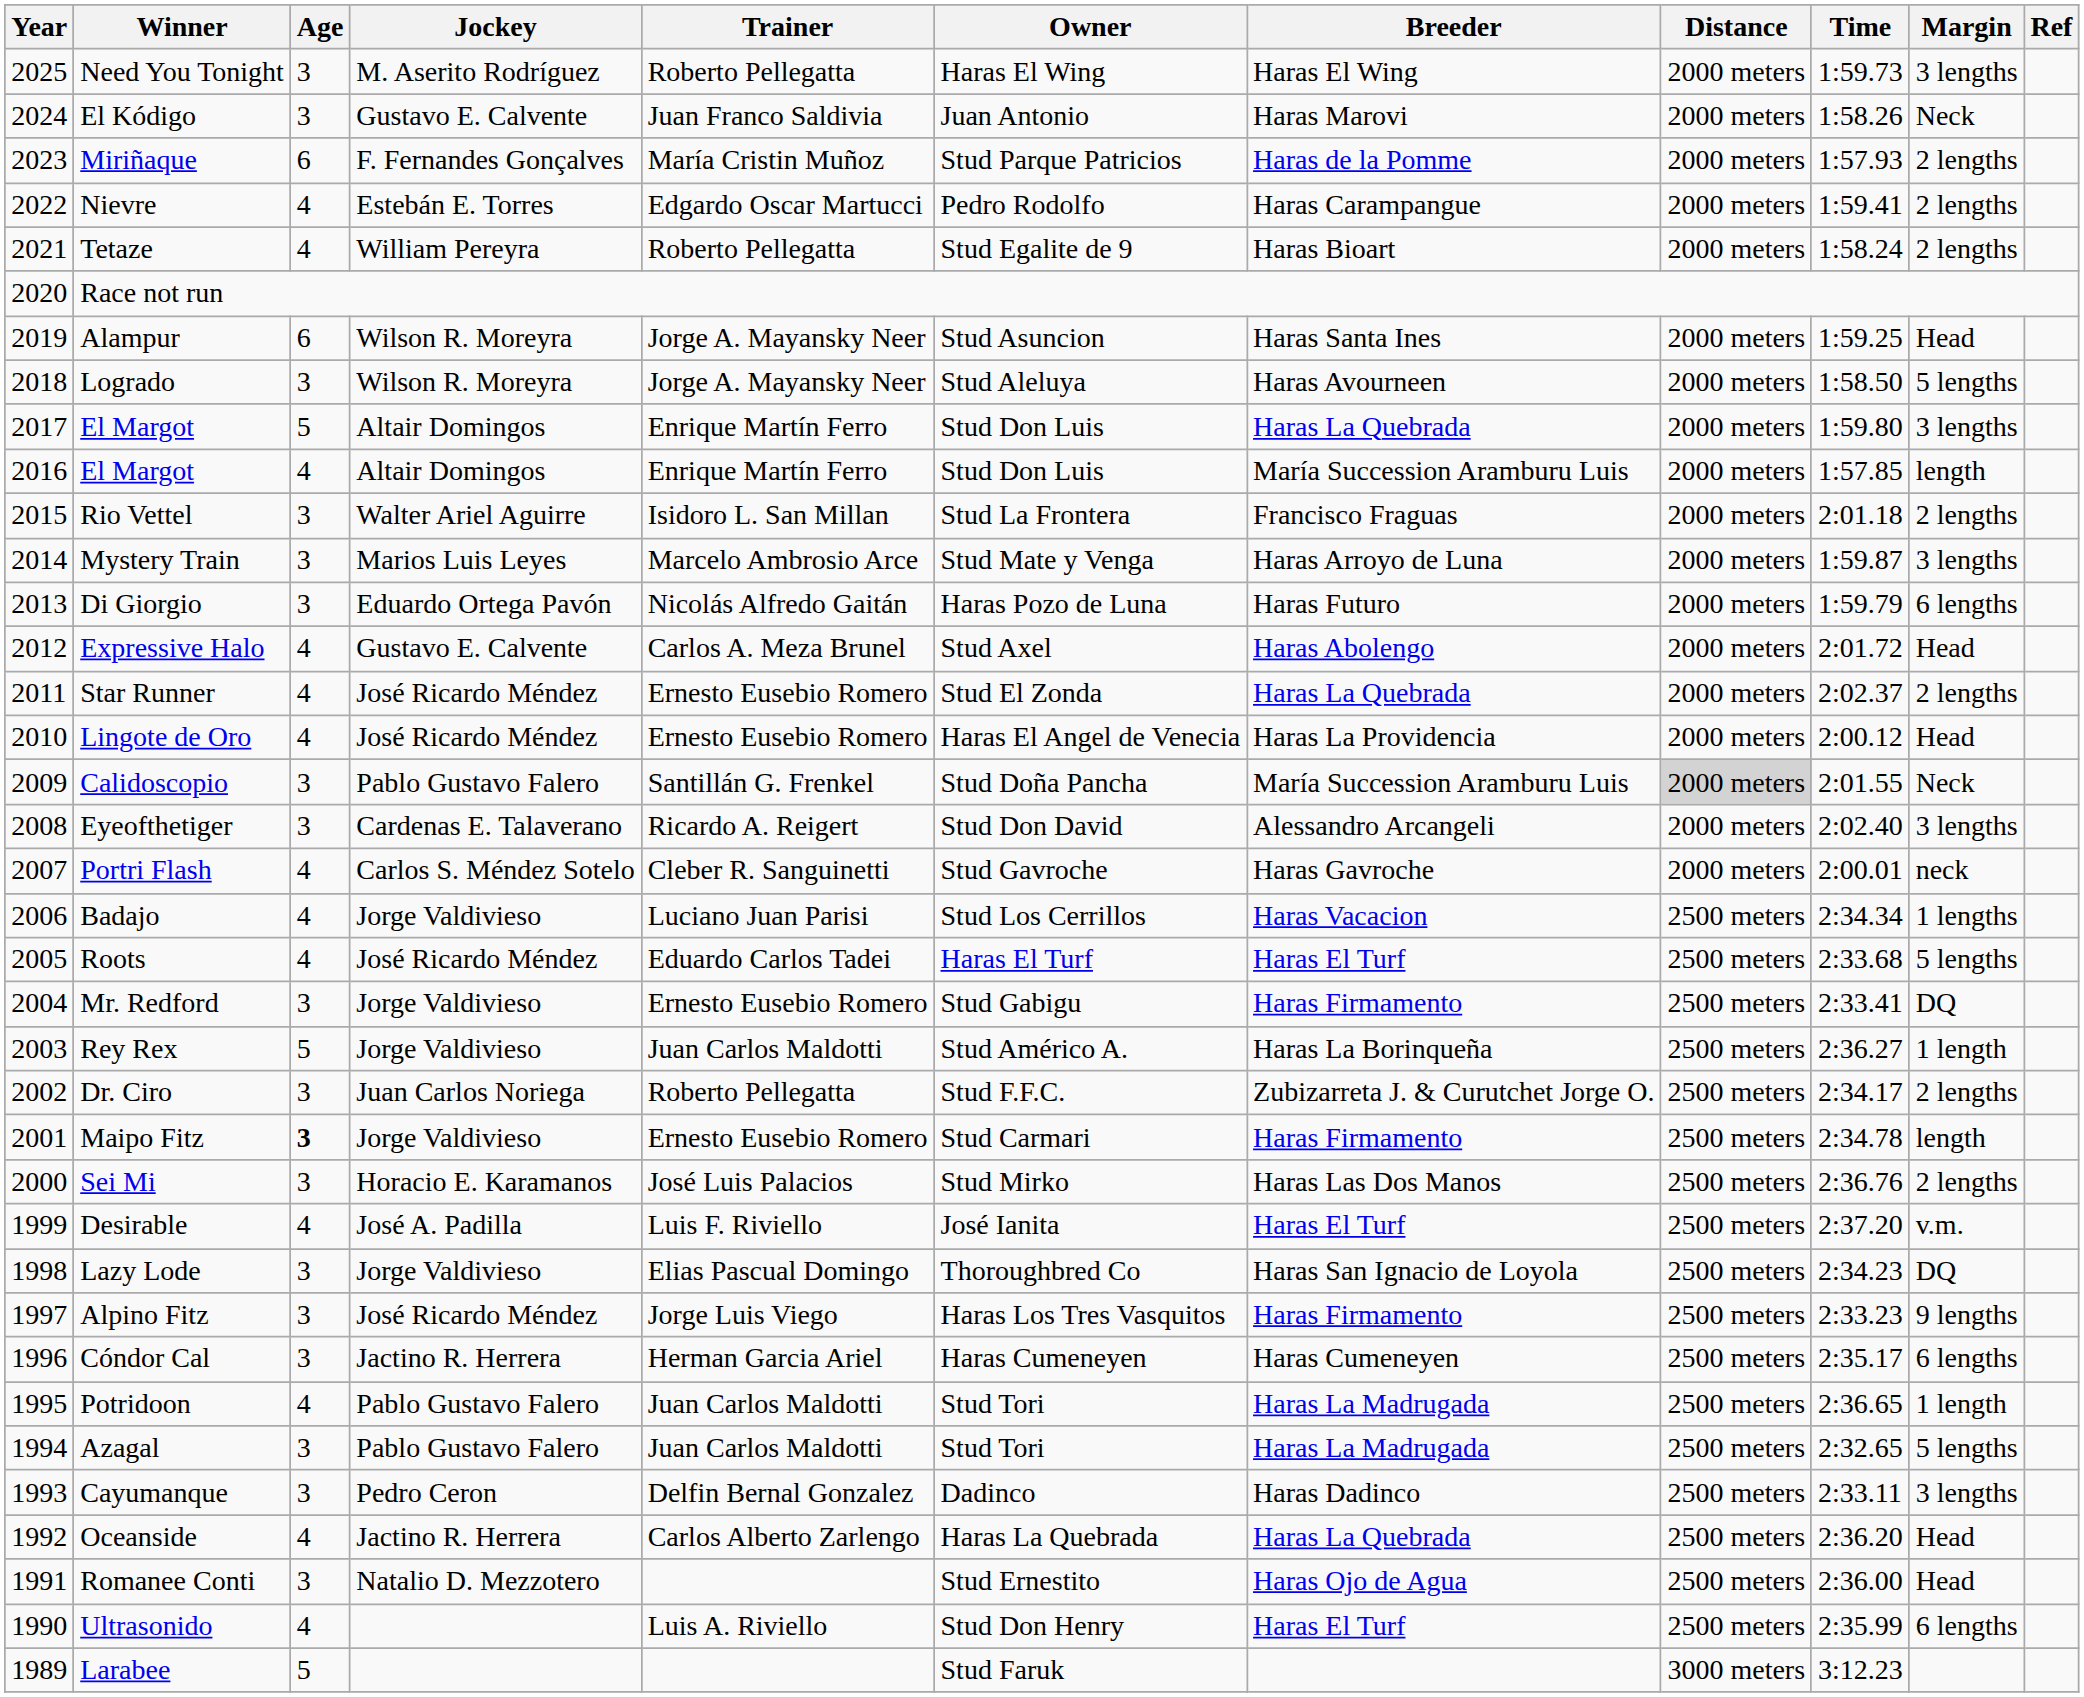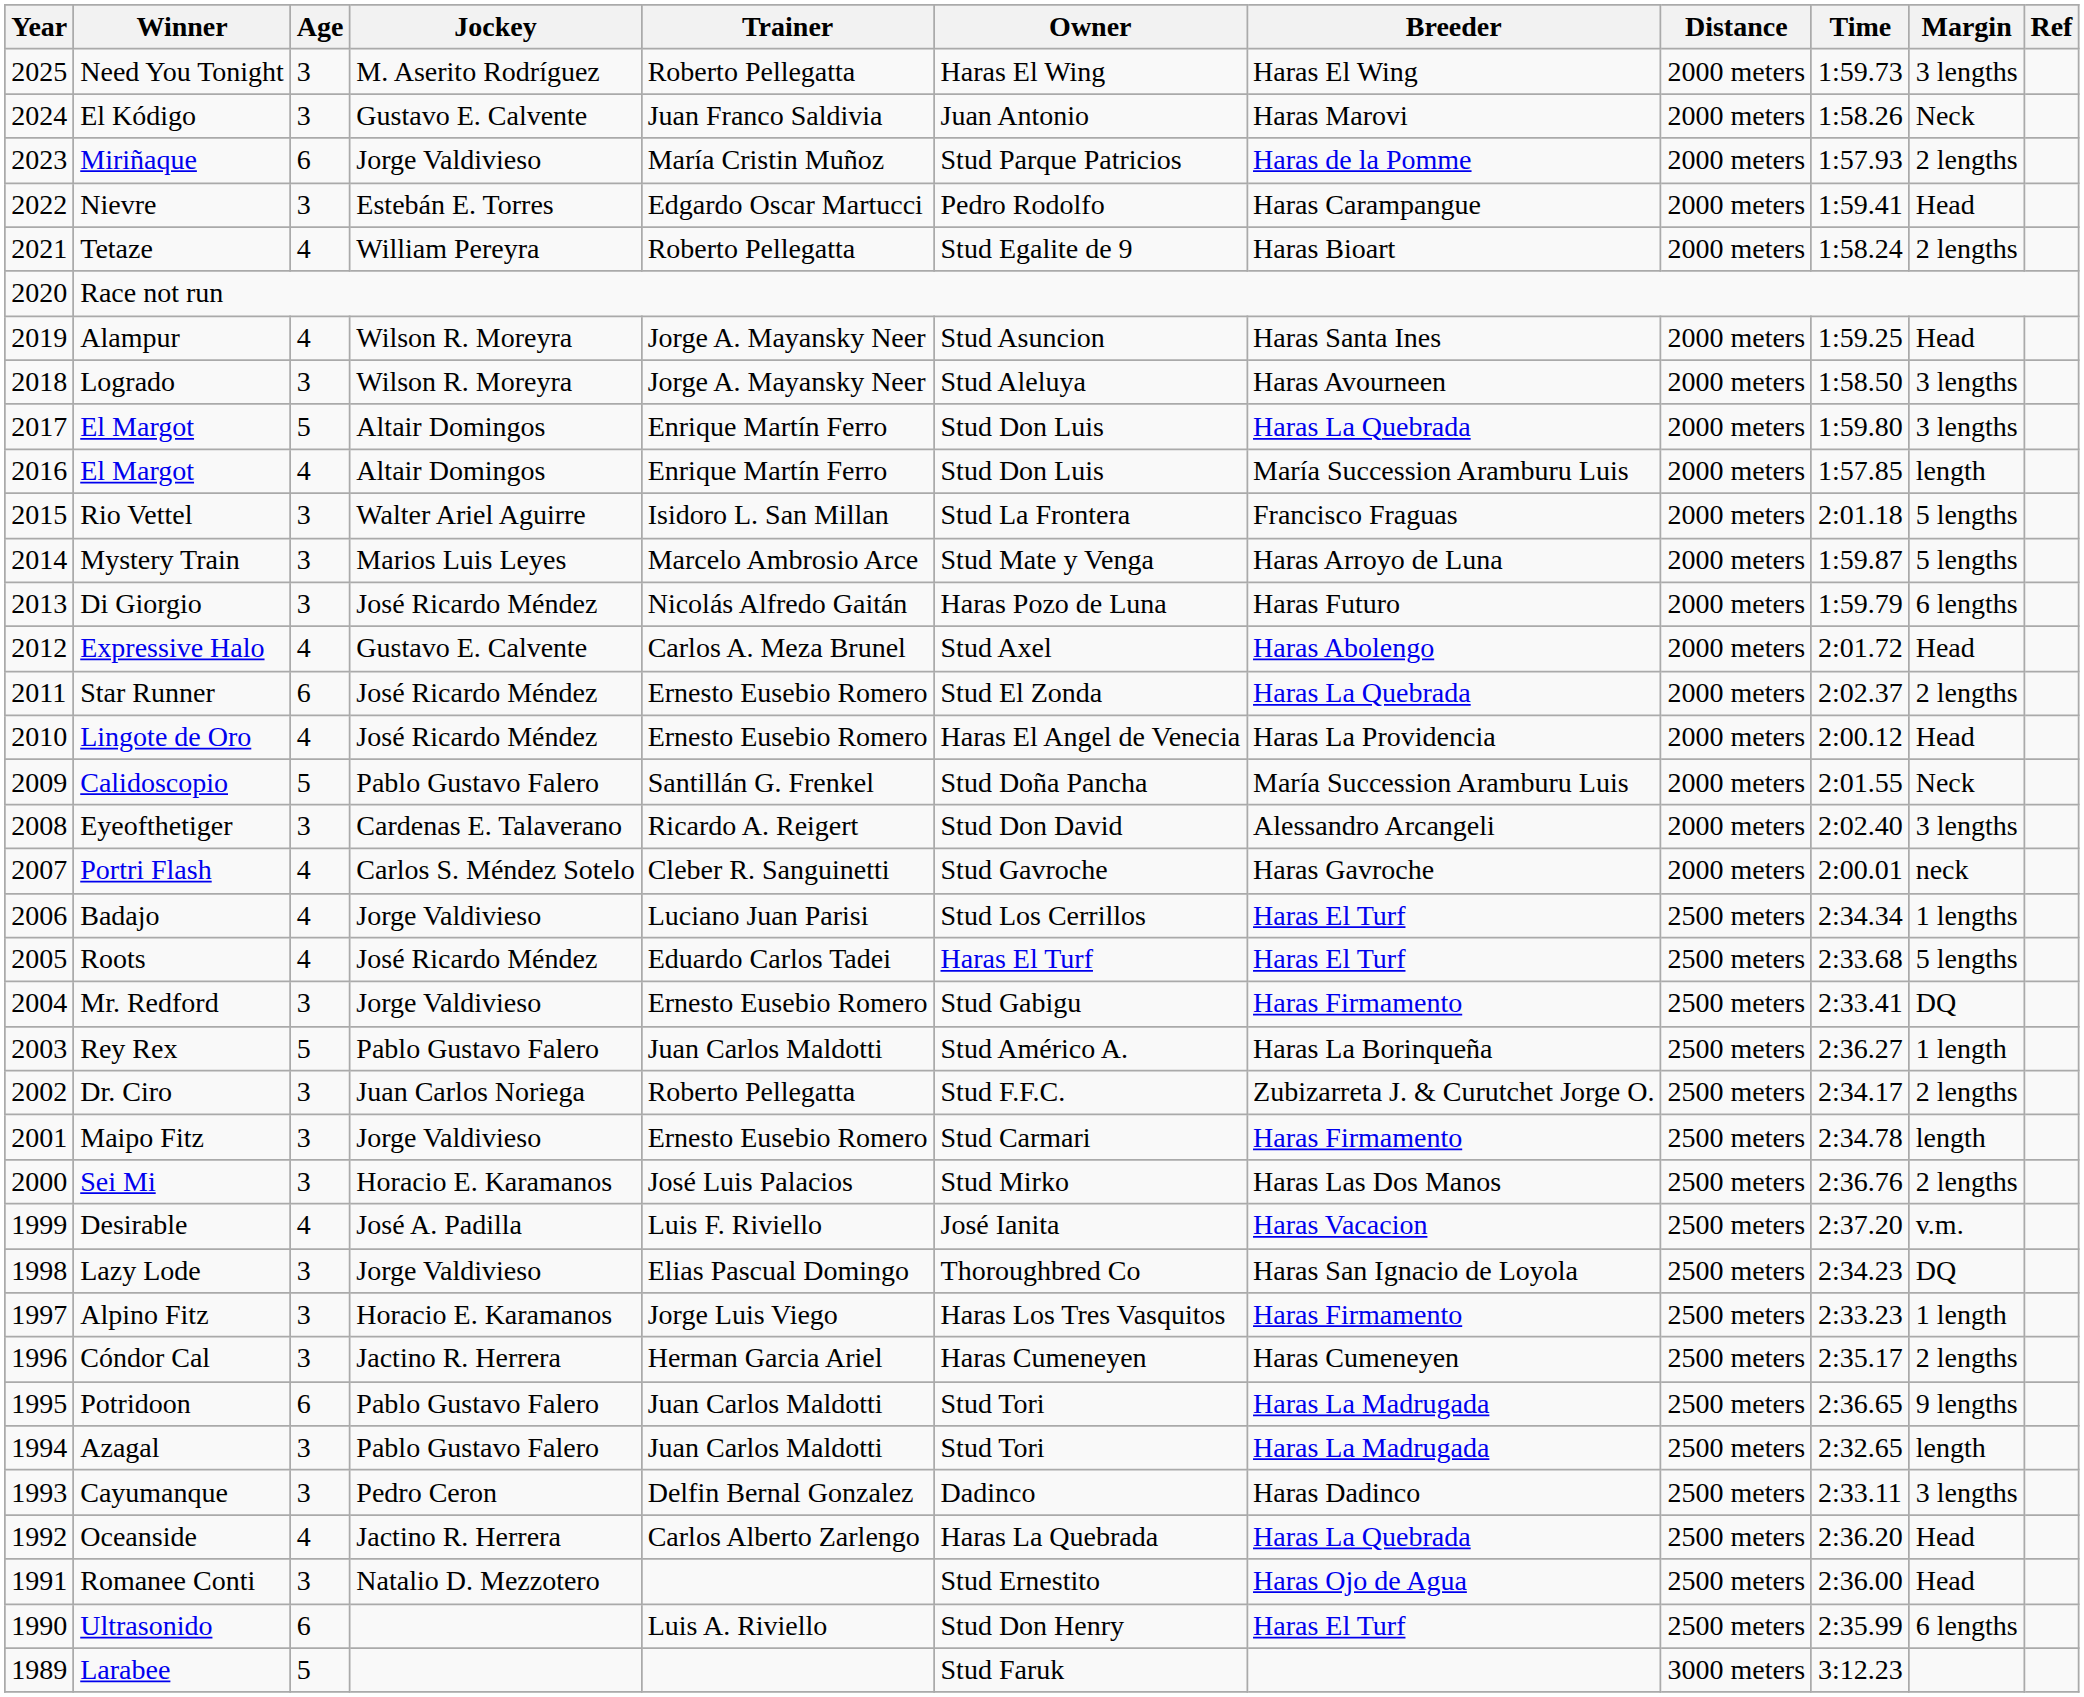(490, 159) F. Fernandes Gonçalves -> (449, 159) Jorge Valdivieso
(304, 204) 4 -> (304, 204) 3
(1967, 204) 2 lengths -> (1945, 204) Head
(304, 337) 6 -> (304, 337) 4
(1967, 381) 5 lengths -> (1967, 381) 3 lengths
(1967, 515) 2 lengths -> (1967, 515) 5 lengths
(1967, 559) 3 lengths -> (1967, 559) 5 lengths
(484, 603) Eduardo Ortega Pavón -> (477, 603) José Ricardo Méndez
(304, 692) 4 -> (304, 692) 6
(304, 781) 3 -> (304, 781) 5
(1736, 781) lightgrey background -> (1736, 781) no background
(1340, 914) Haras Vacacion -> (1329, 914) Haras El Turf
(449, 1048) Jorge Valdivieso -> (478, 1048) Pablo Gustavo Falero
(304, 1136) bold -> (304, 1136) normal
(1329, 1225) Haras El Turf -> (1340, 1225) Haras Vacacion
(477, 1314) José Ricardo Méndez -> (484, 1314) Horacio E. Karamanos
(1967, 1314) 9 lengths -> (1961, 1314) 1 length
(1967, 1358) 6 lengths -> (1967, 1358) 2 lengths
(304, 1403) 4 -> (304, 1403) 6
(1961, 1403) 1 length -> (1967, 1403) 9 lengths
(1967, 1447) 5 lengths -> (1951, 1447) length
(304, 1625) 4 -> (304, 1625) 6
